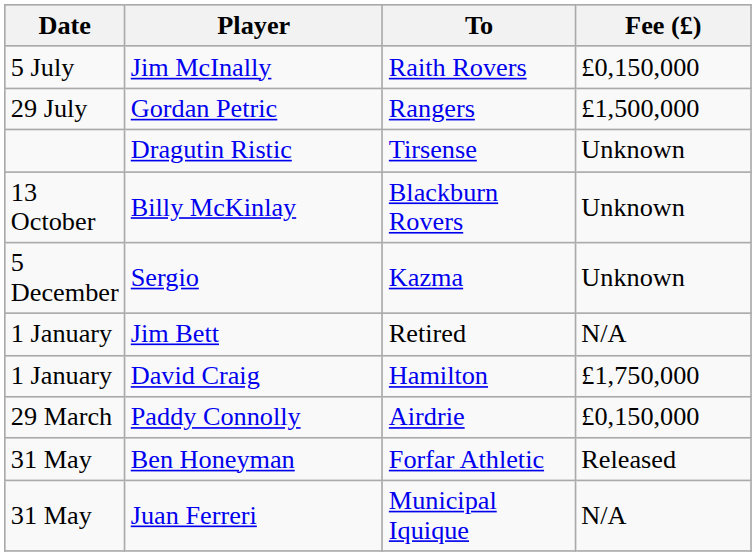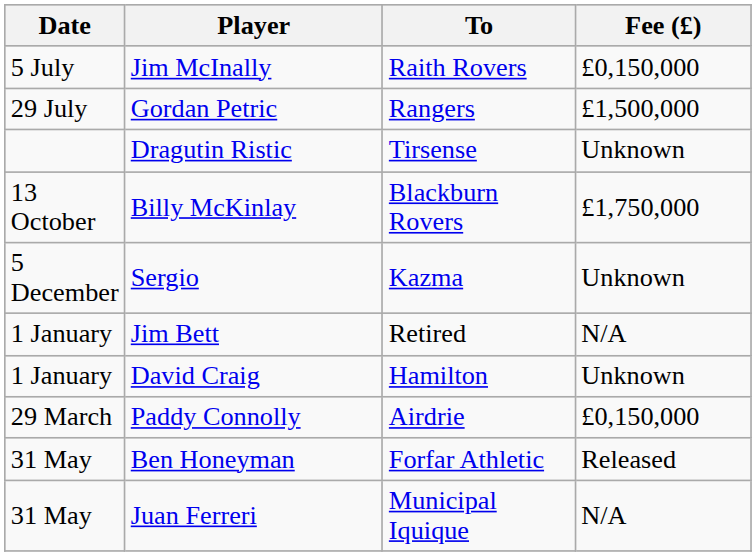(633, 206) Unknown -> (640, 206) £1,750,000
(640, 375) £1,750,000 -> (633, 375) Unknown
